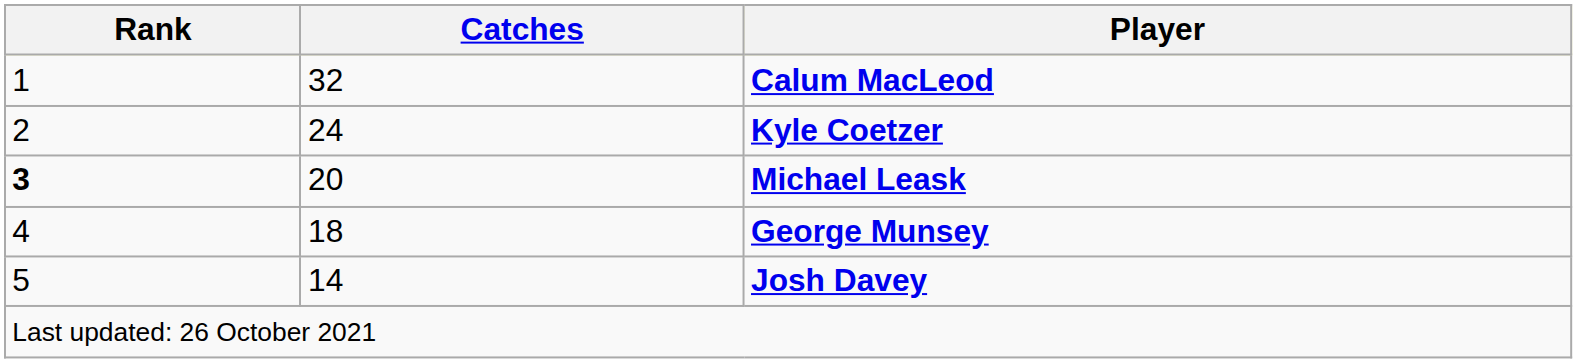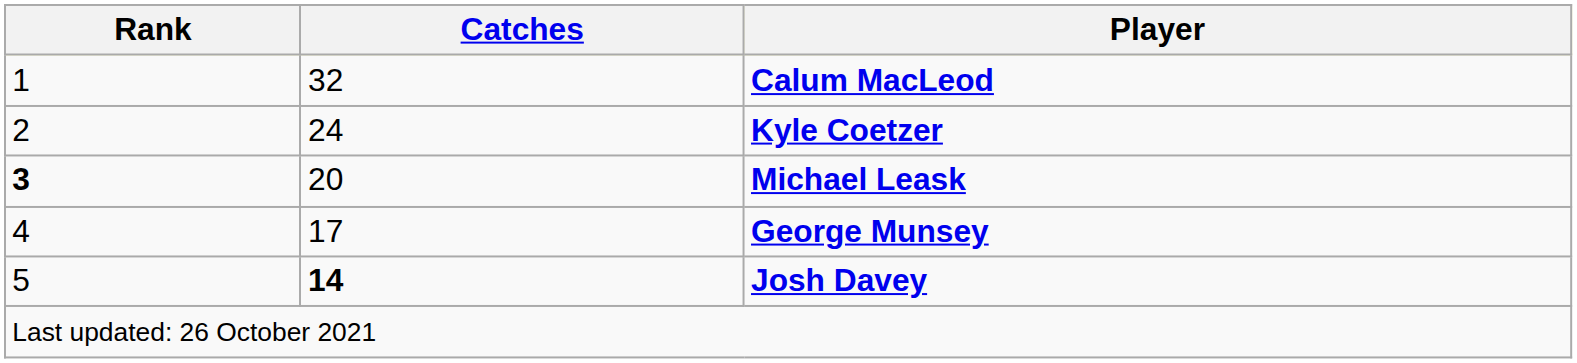(326, 230) 18 -> (326, 230) 17
(326, 280) normal -> (326, 280) bold
